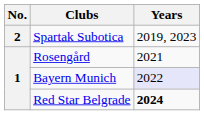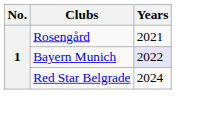- row: (78, 36)
(150, 99) bold -> (150, 78) normal
